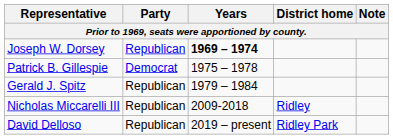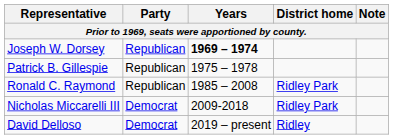(151, 67) Democrat -> (155, 67) Republican
- row: (46, 86)
+ row: (61, 86)
(155, 105) Republican -> (151, 105) Democrat
(293, 105) Ridley -> (307, 105) Ridley Park
(155, 124) Republican -> (151, 124) Democrat
(307, 124) Ridley Park -> (293, 124) Ridley
